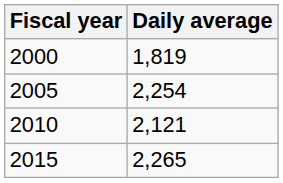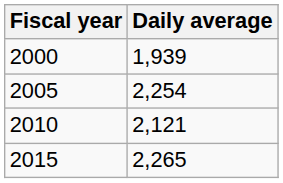(159, 56) 1,819 -> (159, 56) 1,939
